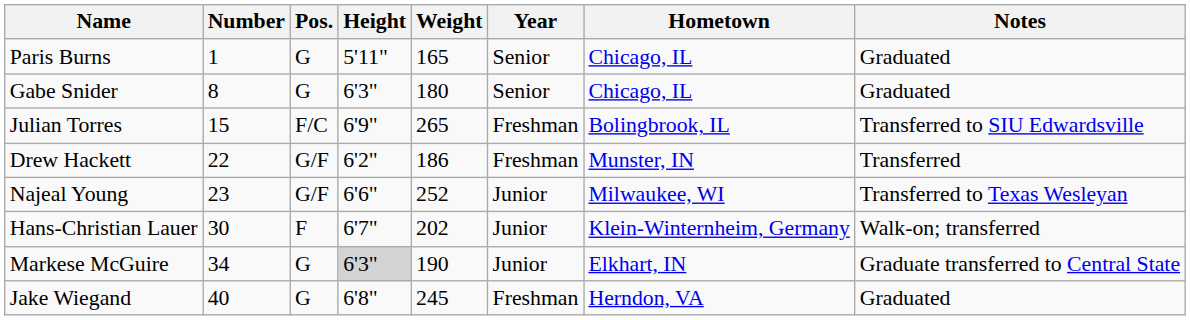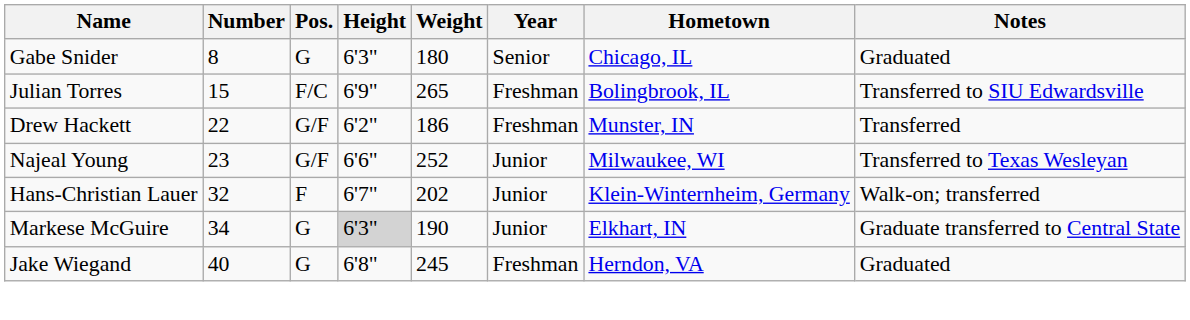- row: (60, 56)
(219, 228) 30 -> (219, 194) 32
